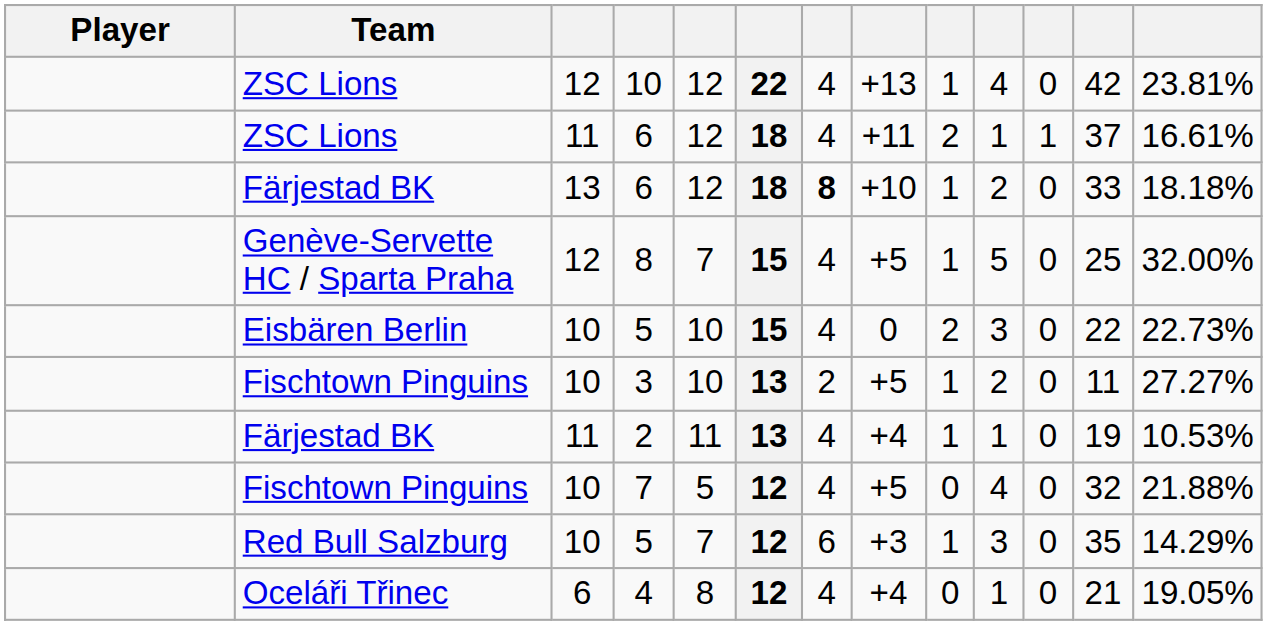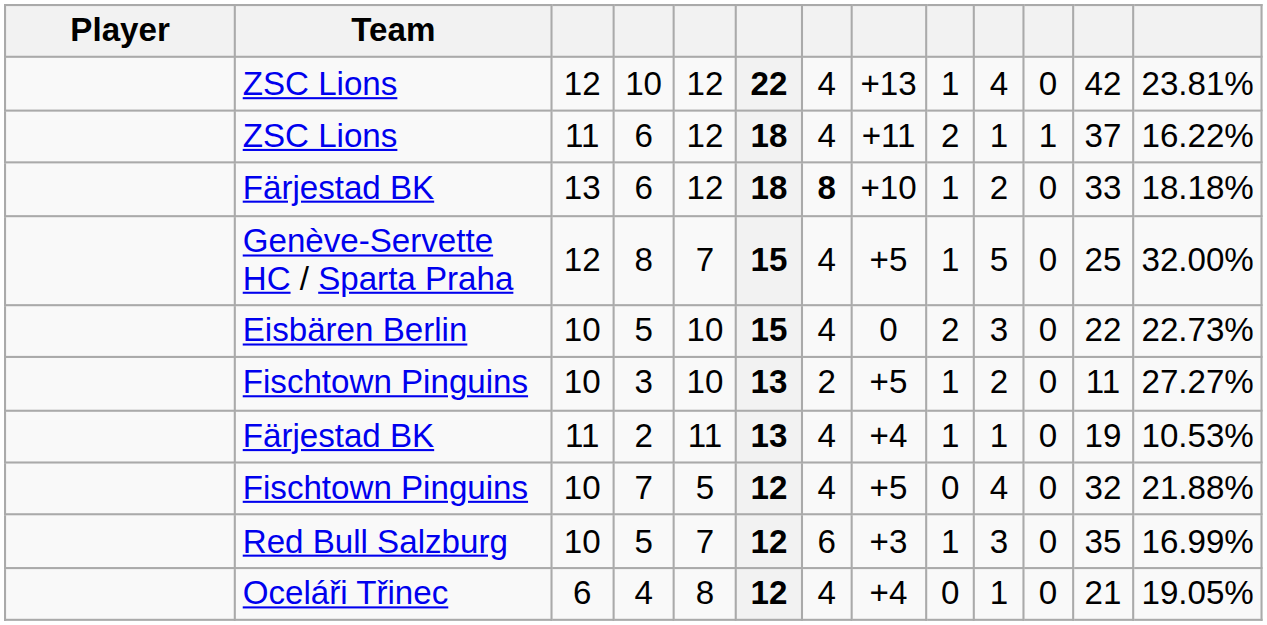(1198, 135) 16.61% -> (1198, 135) 16.22%
(1198, 540) 14.29% -> (1198, 540) 16.99%
